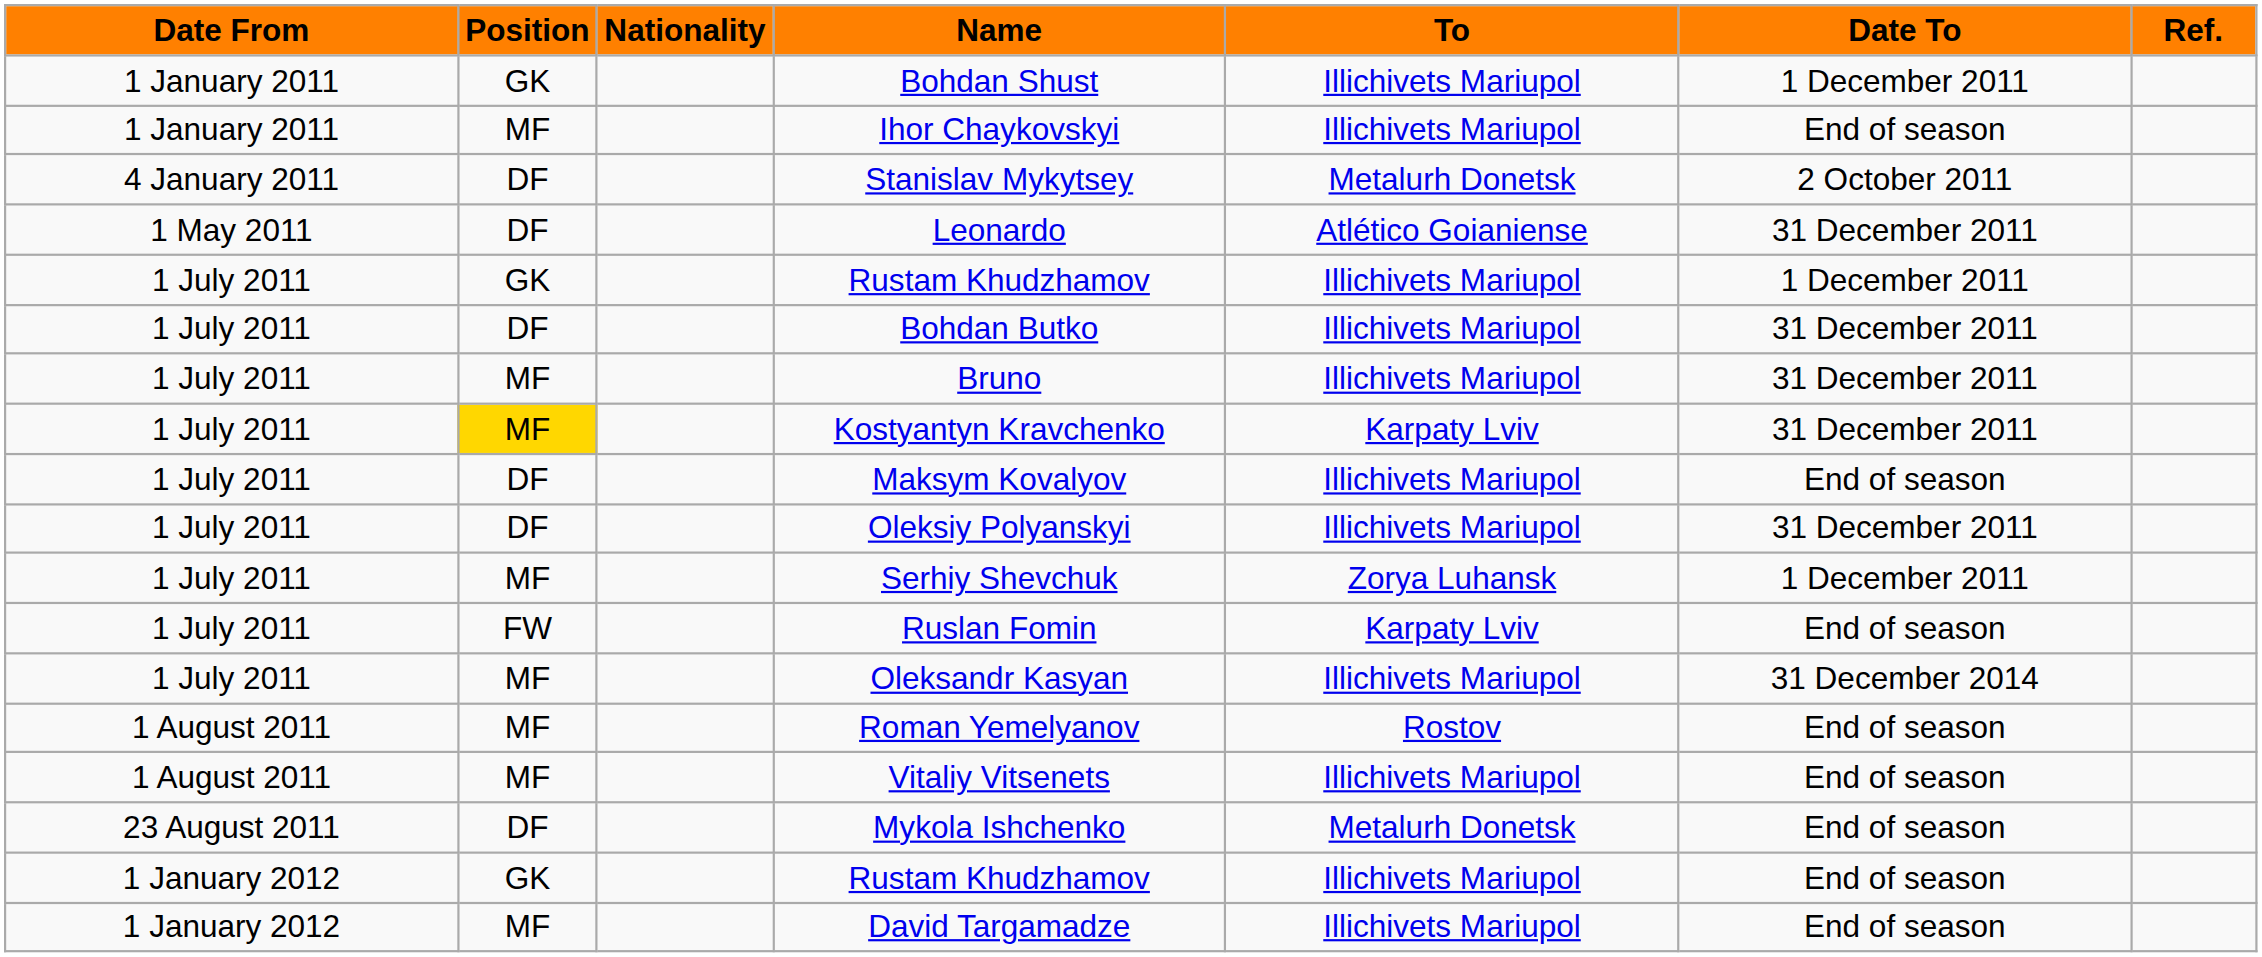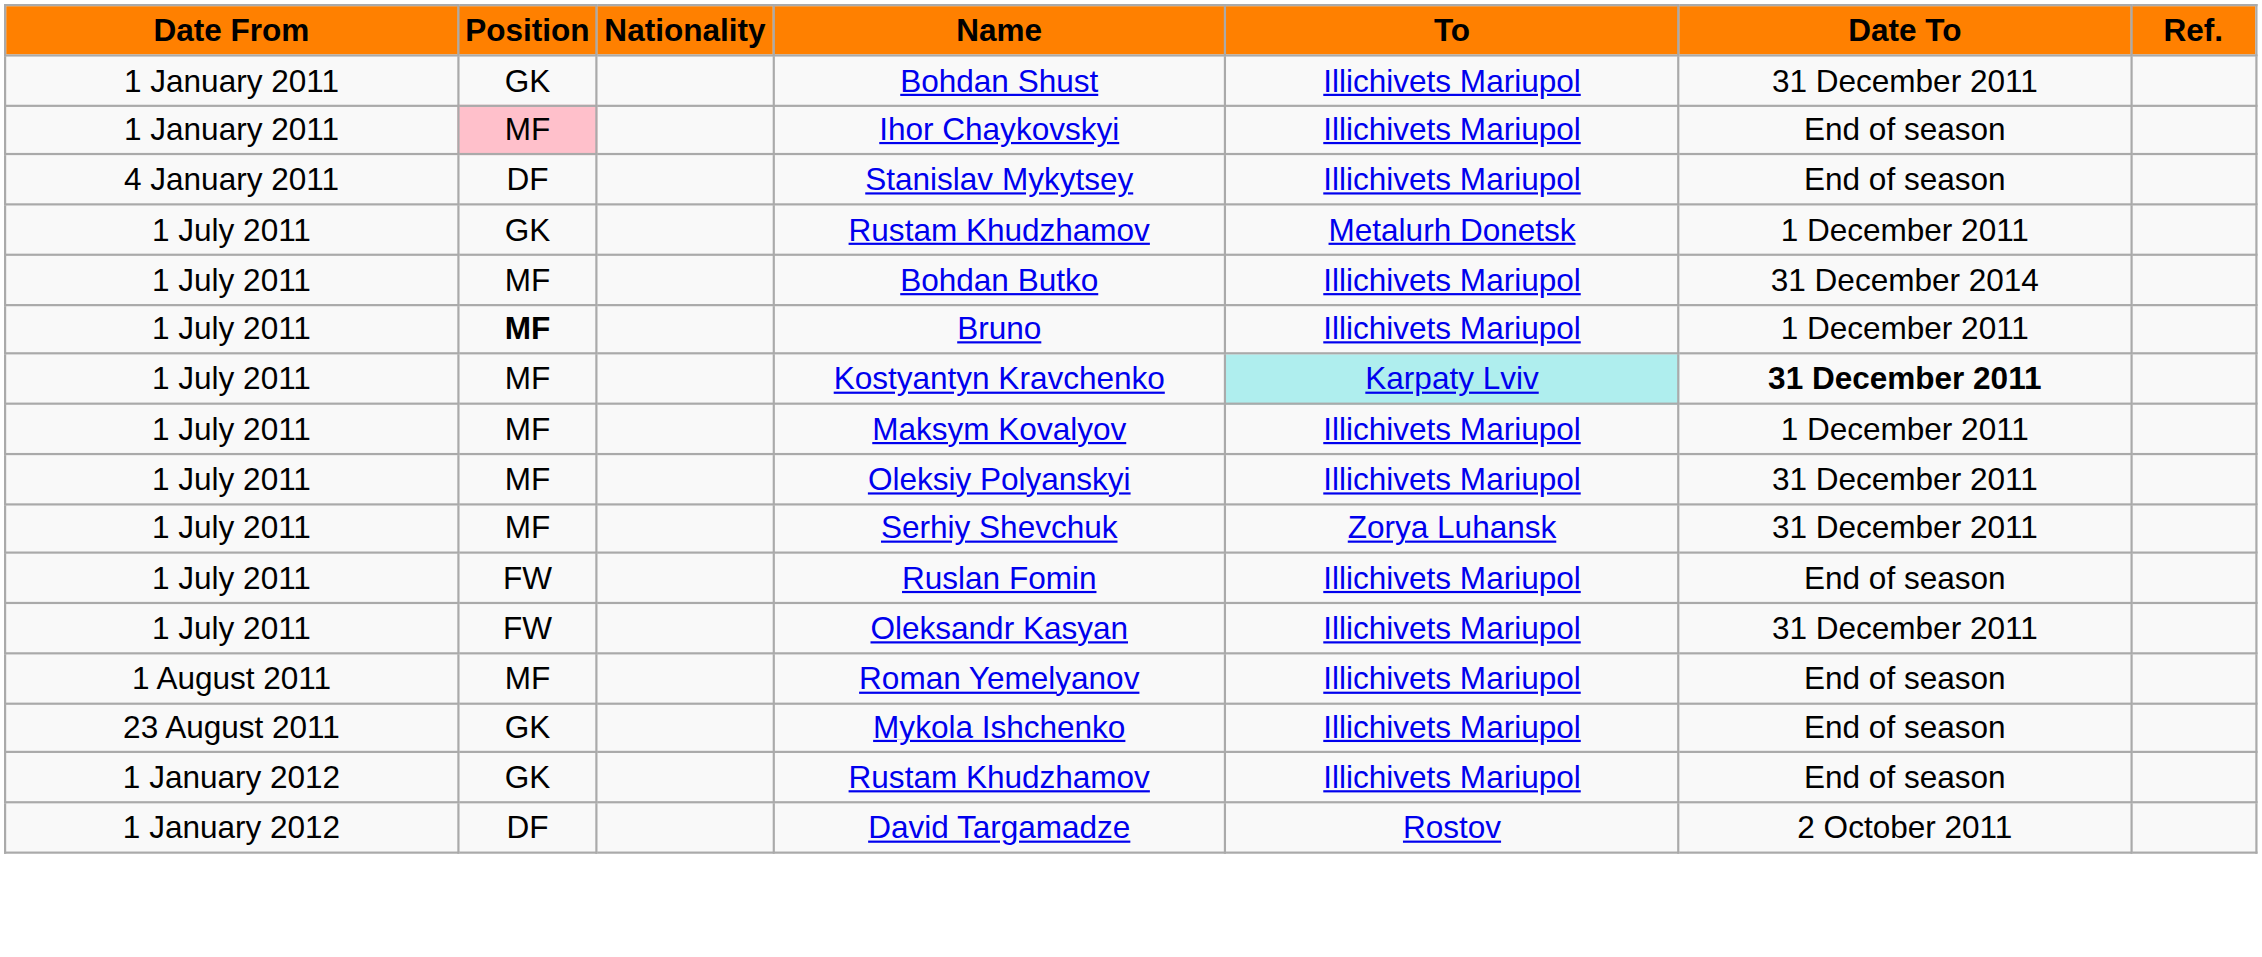(1905, 80) 1 December 2011 -> (1905, 80) 31 December 2011
(527, 130) no background -> (527, 130) pink background
(1452, 180) Metalurh Donetsk -> (1452, 180) Illichivets Mariupol
(1905, 180) 2 October 2011 -> (1905, 180) End of season
- row: (231, 230)
(1452, 280) Illichivets Mariupol -> (1452, 230) Metalurh Donetsk
(527, 329) DF -> (527, 280) MF
(1905, 329) 31 December 2011 -> (1905, 280) 31 December 2014
(527, 379) normal -> (527, 329) bold
(1905, 379) 31 December 2011 -> (1905, 329) 1 December 2011
(527, 429) gold background -> (527, 379) no background
(1452, 429) no background -> (1452, 379) paleturquoise background
(1905, 429) normal -> (1905, 379) bold
(527, 479) DF -> (527, 429) MF
(1905, 479) End of season -> (1905, 429) 1 December 2011
(527, 529) DF -> (527, 479) MF
(1905, 578) 1 December 2011 -> (1905, 529) 31 December 2011
(1452, 628) Karpaty Lviv -> (1452, 578) Illichivets Mariupol
(527, 678) MF -> (527, 628) FW
(1905, 678) 31 December 2014 -> (1905, 628) 31 December 2011
(1452, 728) Rostov -> (1452, 678) Illichivets Mariupol
- row: (231, 778)
(527, 828) DF -> (527, 728) GK
(1452, 828) Metalurh Donetsk -> (1452, 728) Illichivets Mariupol
(527, 927) MF -> (527, 828) DF
(1452, 927) Illichivets Mariupol -> (1452, 828) Rostov
(1905, 927) End of season -> (1905, 828) 2 October 2011
